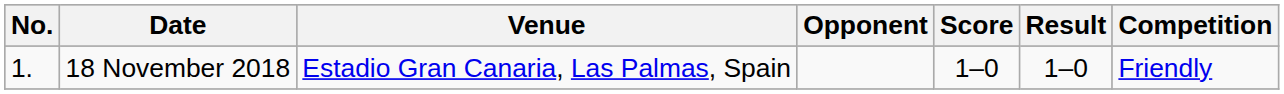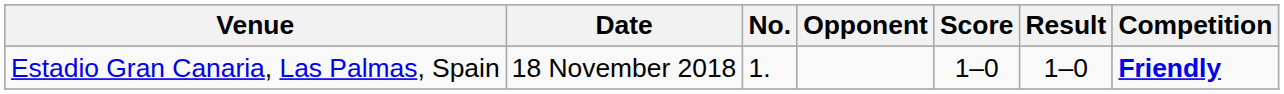columns swapped: (32, 25) <-> (547, 25)
(1165, 67) normal -> (1170, 67) bold
